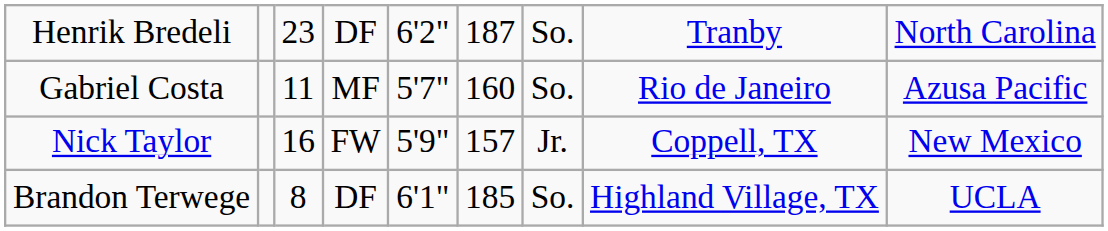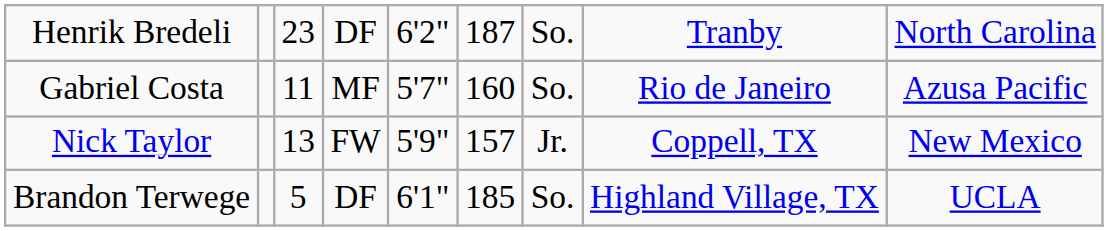(298, 142) 16 -> (298, 142) 13
(298, 197) 8 -> (298, 197) 5
